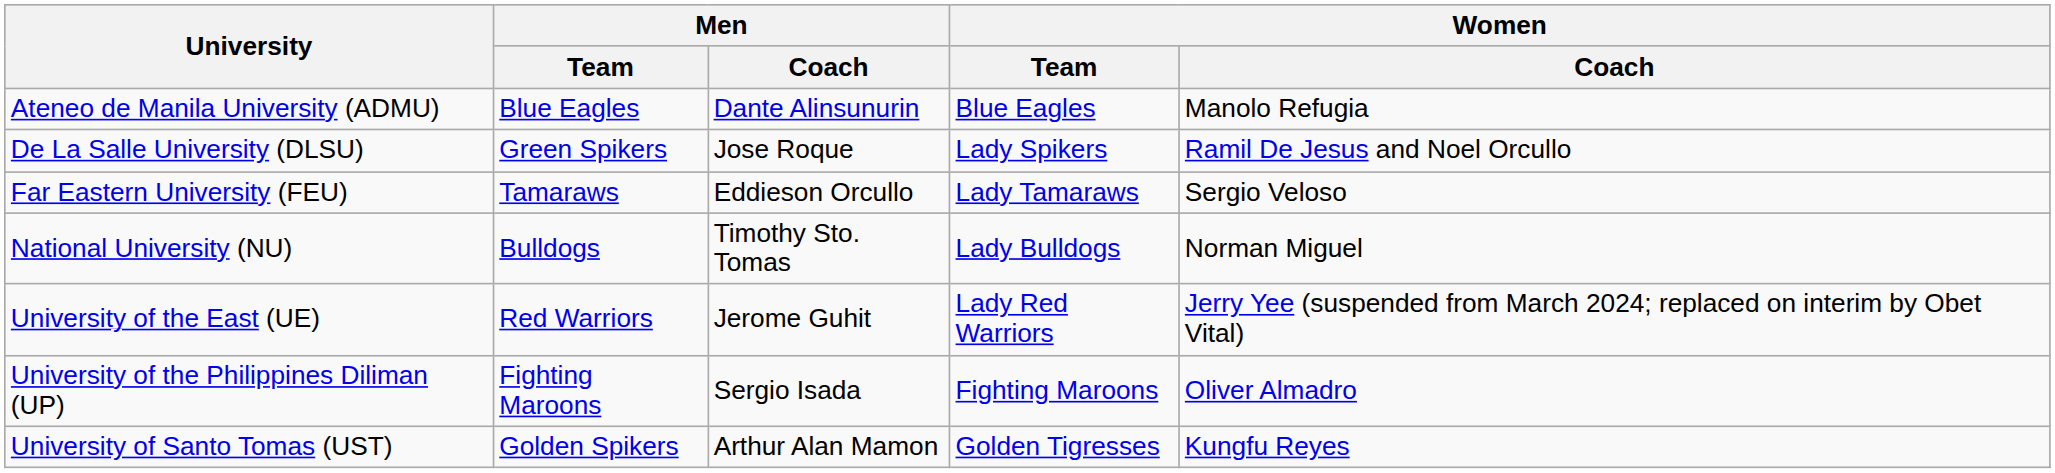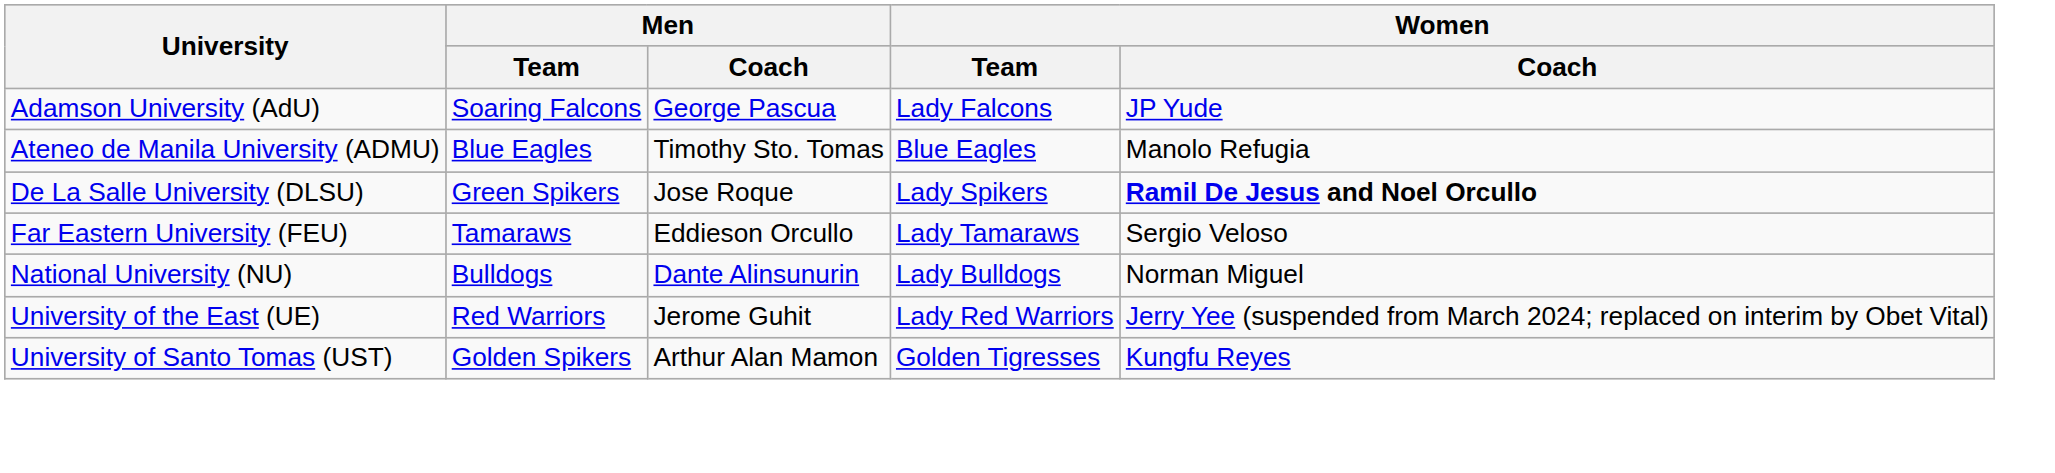+ row: (165, 108)
(816, 108) Dante Alinsunurin -> (769, 150) Timothy Sto. Tomas
(1378, 150) normal -> (1331, 191) bold
(787, 248) Timothy Sto. Tomas -> (756, 274) Dante Alinsunurin
- row: (219, 390)
